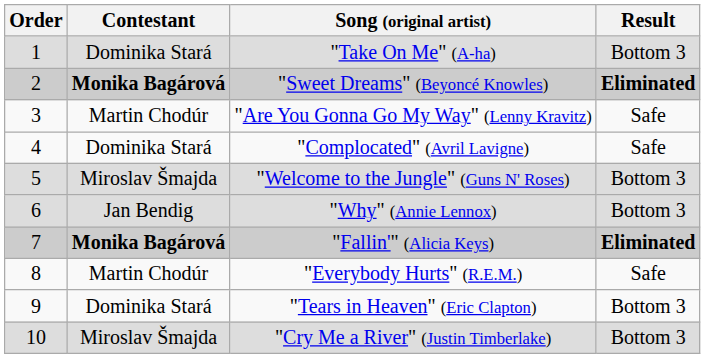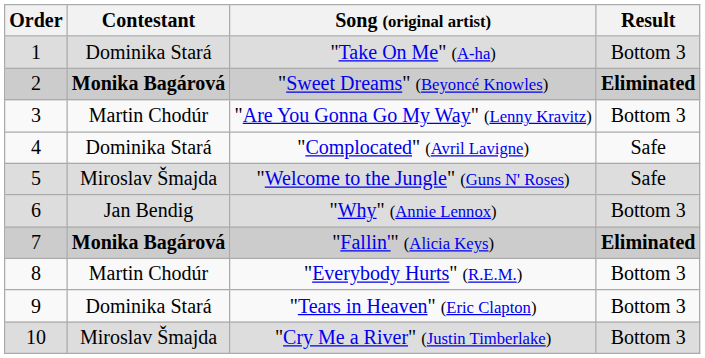(648, 115) Safe -> (648, 115) Bottom 3
(648, 178) Bottom 3 -> (648, 178) Safe
(648, 274) Safe -> (648, 274) Bottom 3
